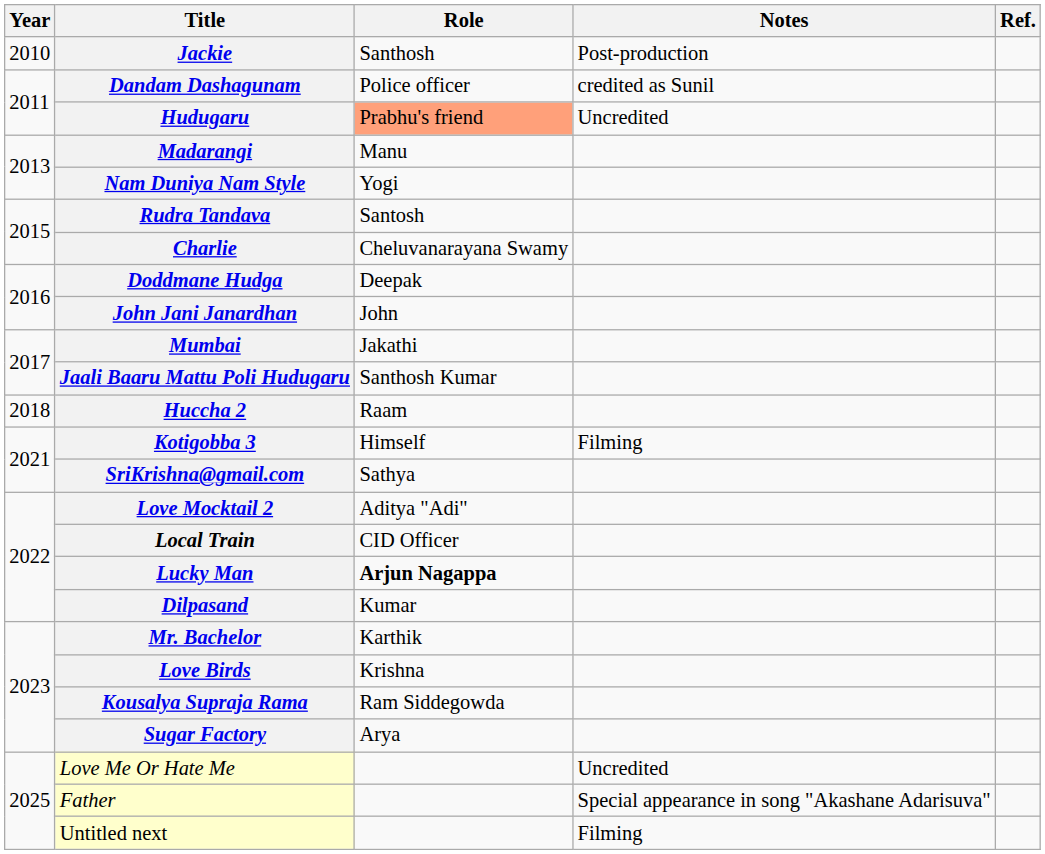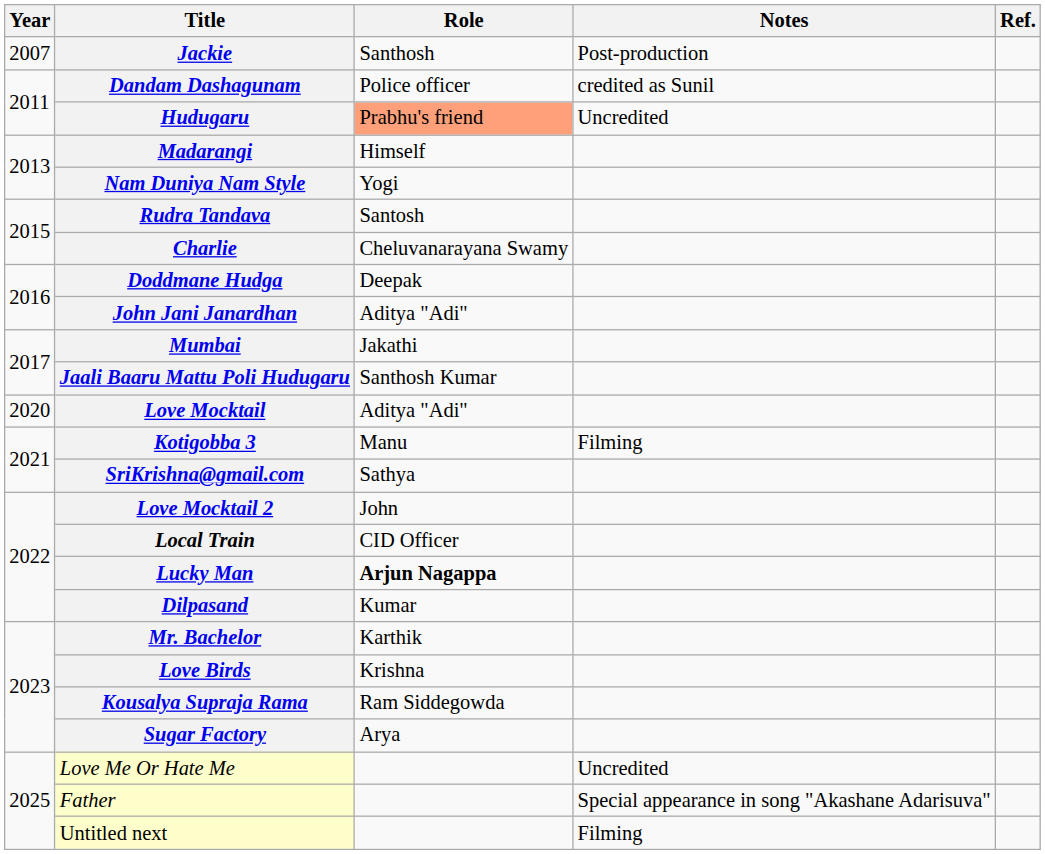(30, 53) 2010 -> (30, 53) 2007
(383, 150) Manu -> (392, 150) Himself
(379, 313) John -> (414, 313) Aditya "Adi"
- row: (205, 410)
+ row: (205, 410)
(392, 442) Himself -> (383, 442) Manu
(414, 507) Aditya "Adi" -> (379, 507) John
